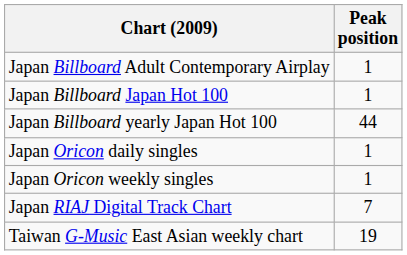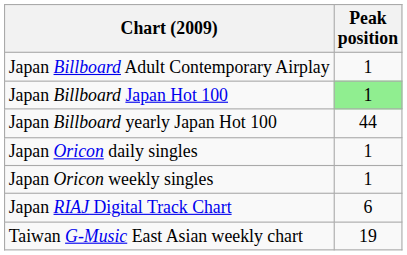(368, 94) no background -> (368, 94) lightgreen background
(368, 207) 7 -> (368, 207) 6
